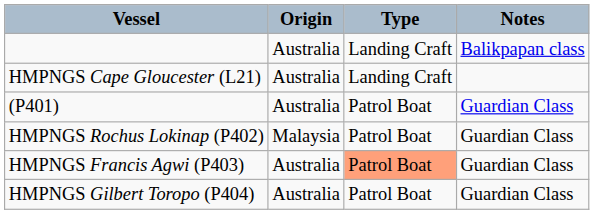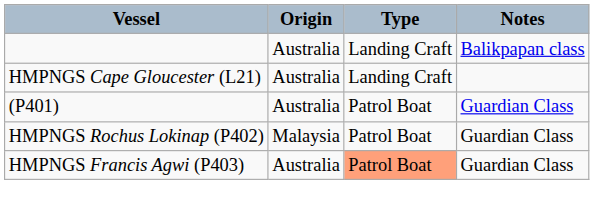- row: (132, 194)
